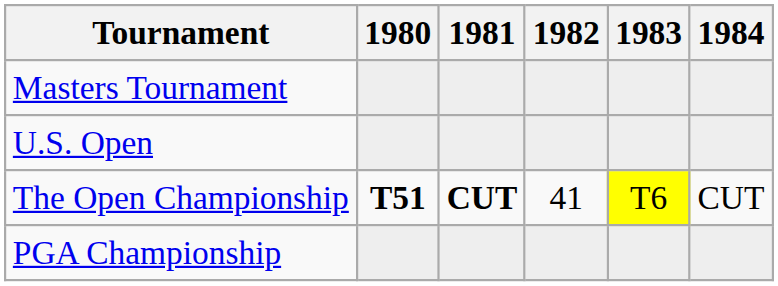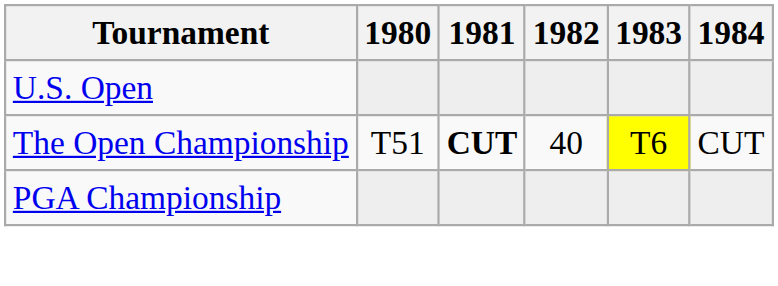- row: (150, 87)
(398, 197) bold -> (398, 142) normal
(566, 197) 41 -> (566, 142) 40
